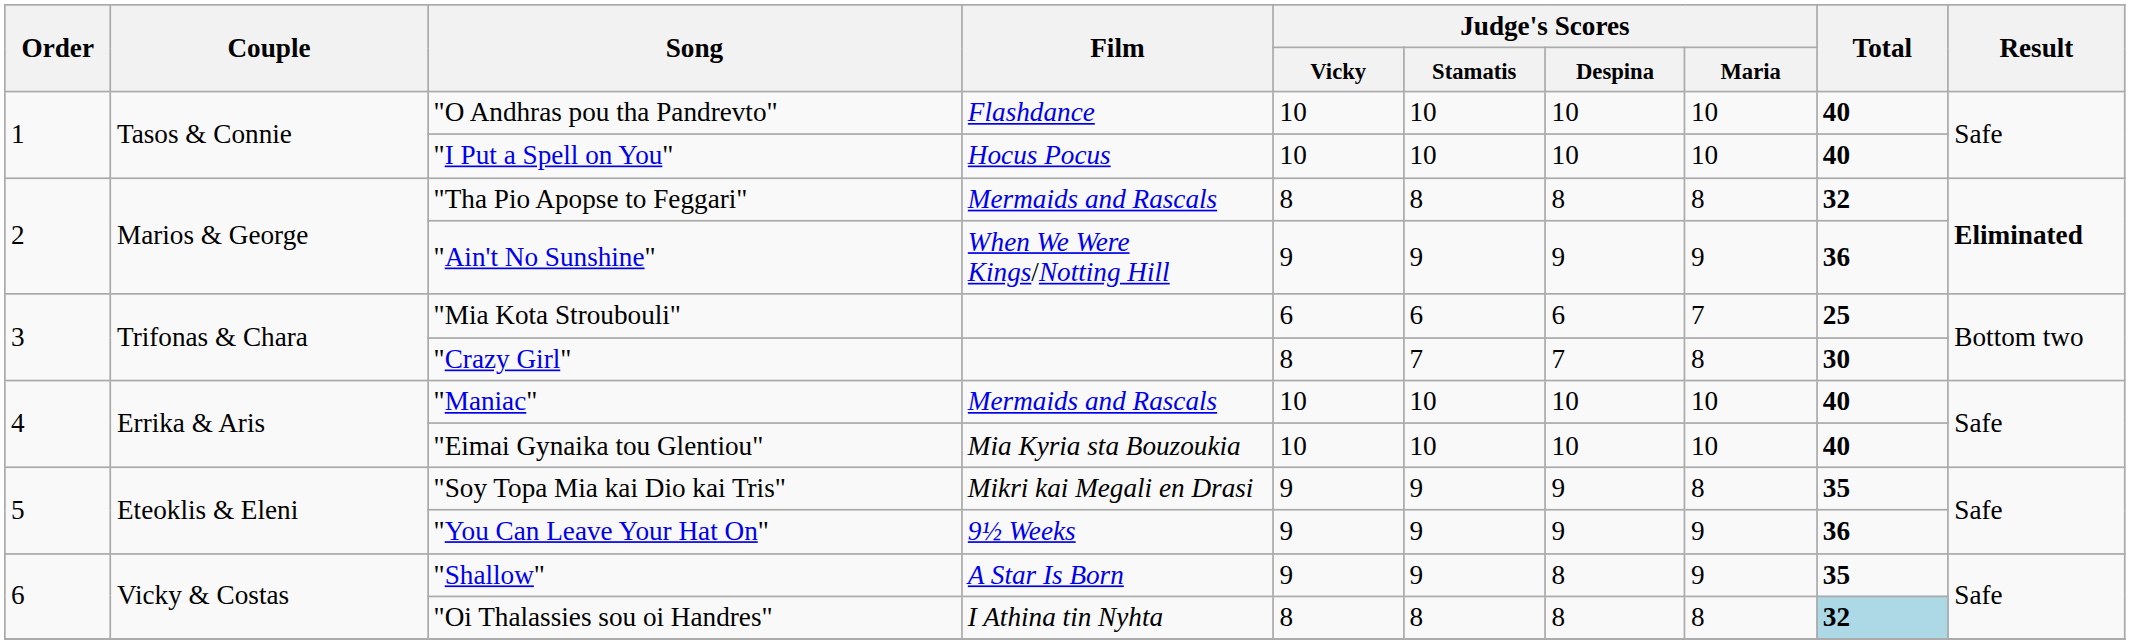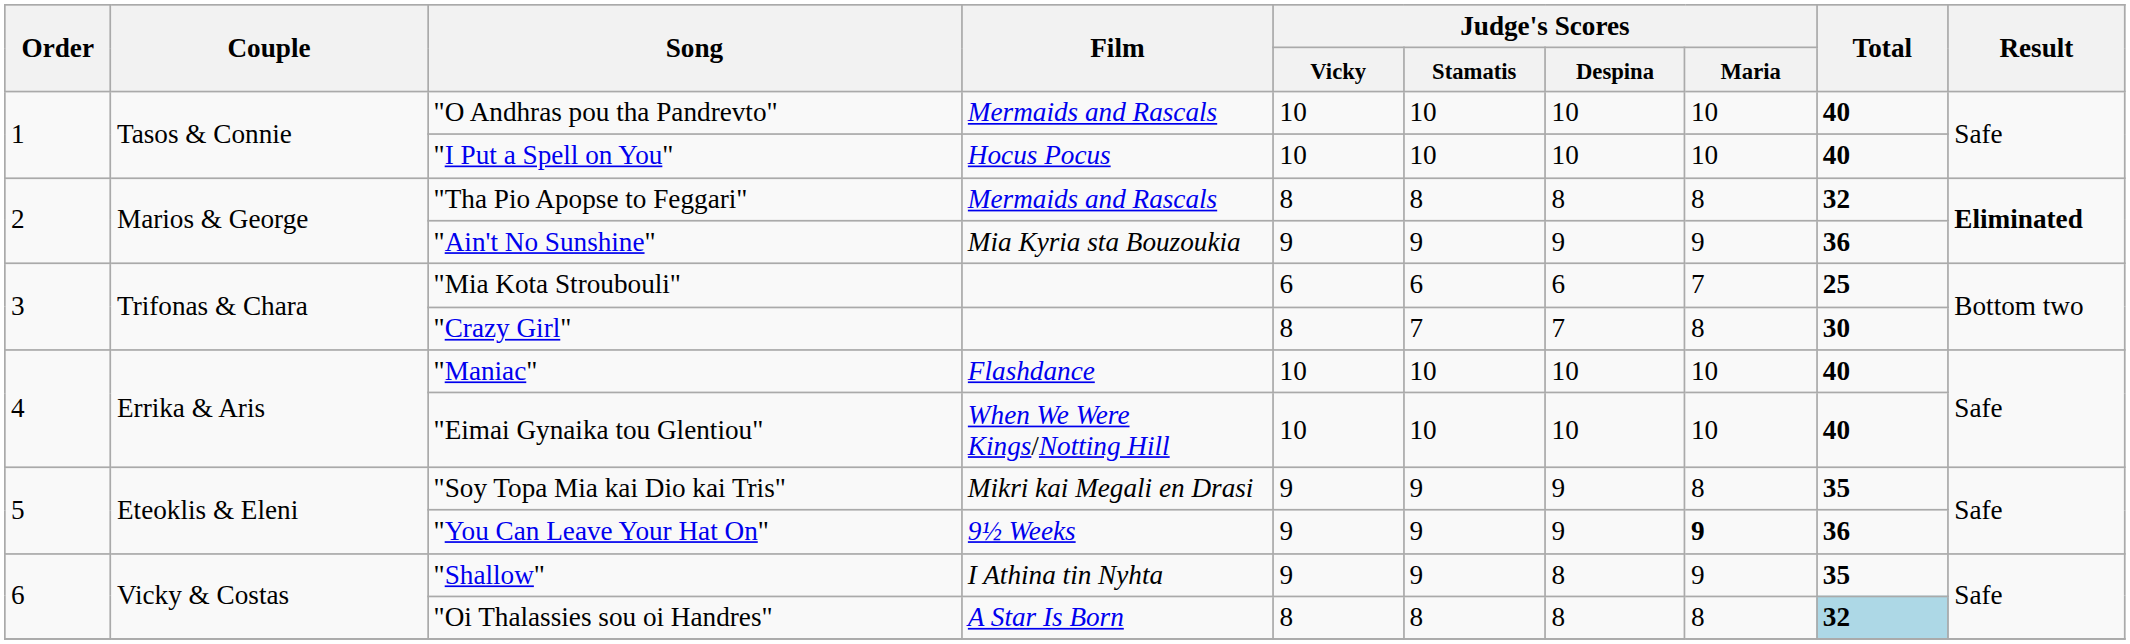(1031, 112) Flashdance -> (1093, 112) Mermaids and Rascals
(1069, 257) When We Were Kings/Notting Hill -> (1104, 241) Mia Kyria sta Bouzoukia
(1093, 401) Mermaids and Rascals -> (1031, 371) Flashdance
(1104, 444) Mia Kyria sta Bouzoukia -> (1069, 429) When We Were Kings/Notting Hill
(1698, 531) normal -> (1698, 531) bold
(1046, 574) A Star Is Born -> (1065, 574) I Athina tin Nyhta
(1065, 617) I Athina tin Nyhta -> (1046, 617) A Star Is Born
